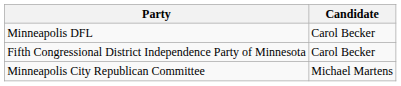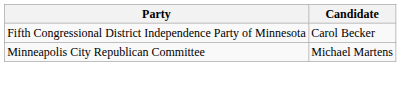- row: (50, 33)
